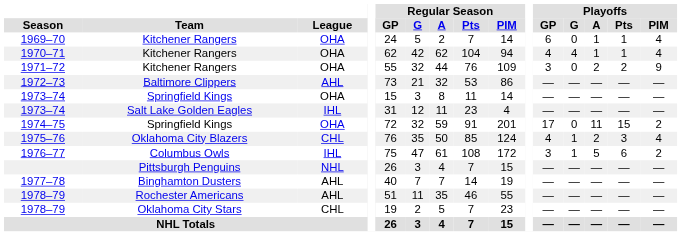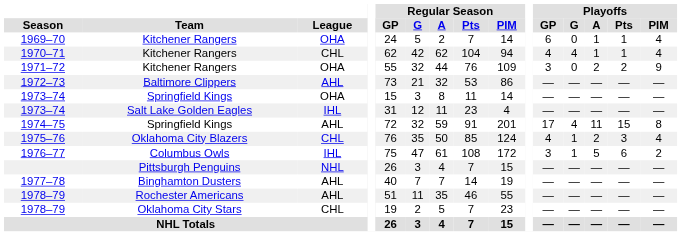(332, 53) OHA -> (332, 53) CHL
(332, 124) OHA -> (332, 124) AHL
(574, 124) 0 -> (574, 124) 4
(659, 124) 2 -> (659, 124) 8
